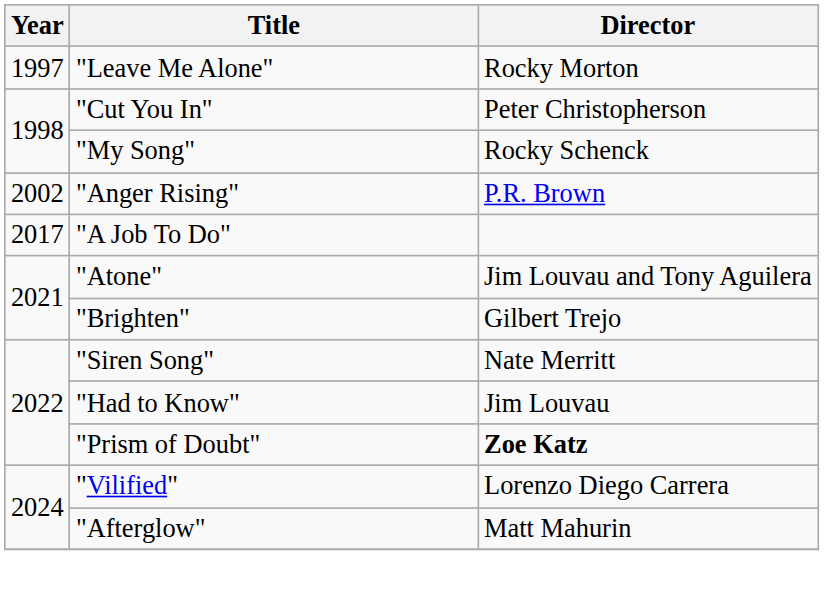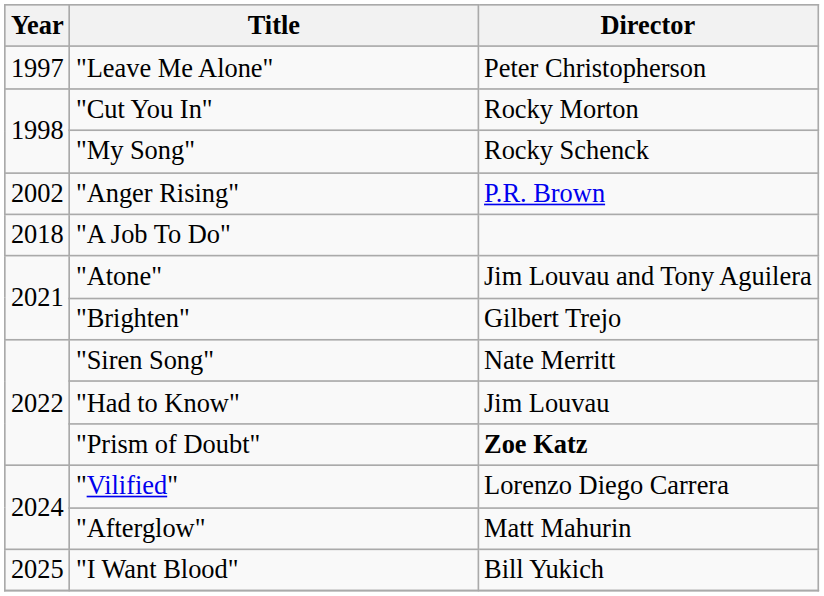(561, 67) Rocky Morton -> (595, 67) Peter Christopherson
(595, 109) Peter Christopherson -> (561, 109) Rocky Morton
(37, 234) 2017 -> (37, 234) 2018
+ row: (157, 569)
